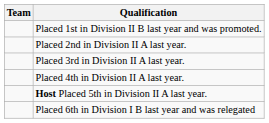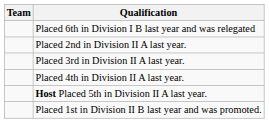rows swapped: (145, 110) <-> (149, 28)
